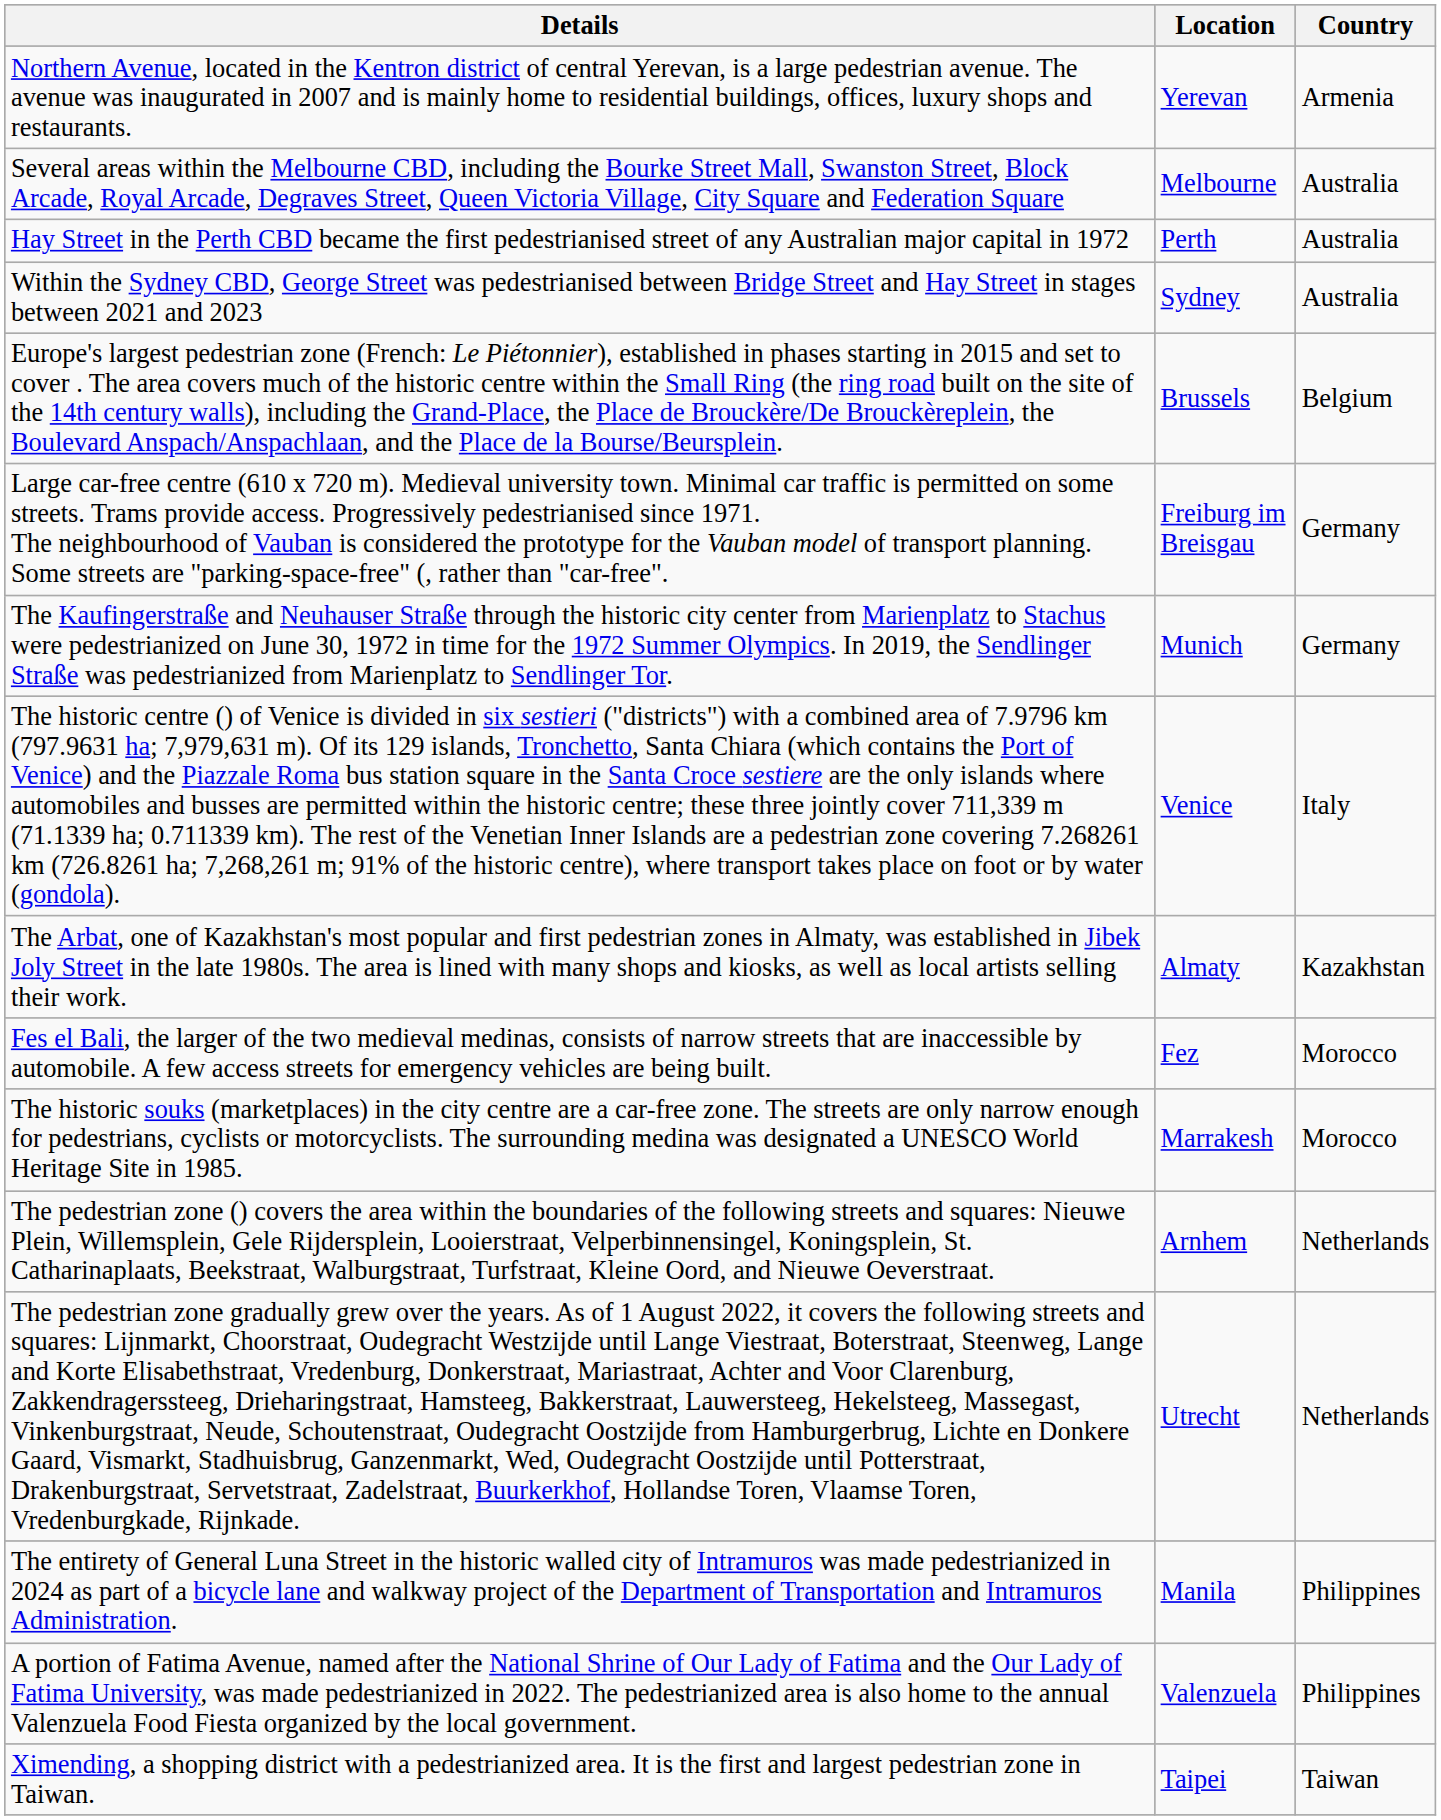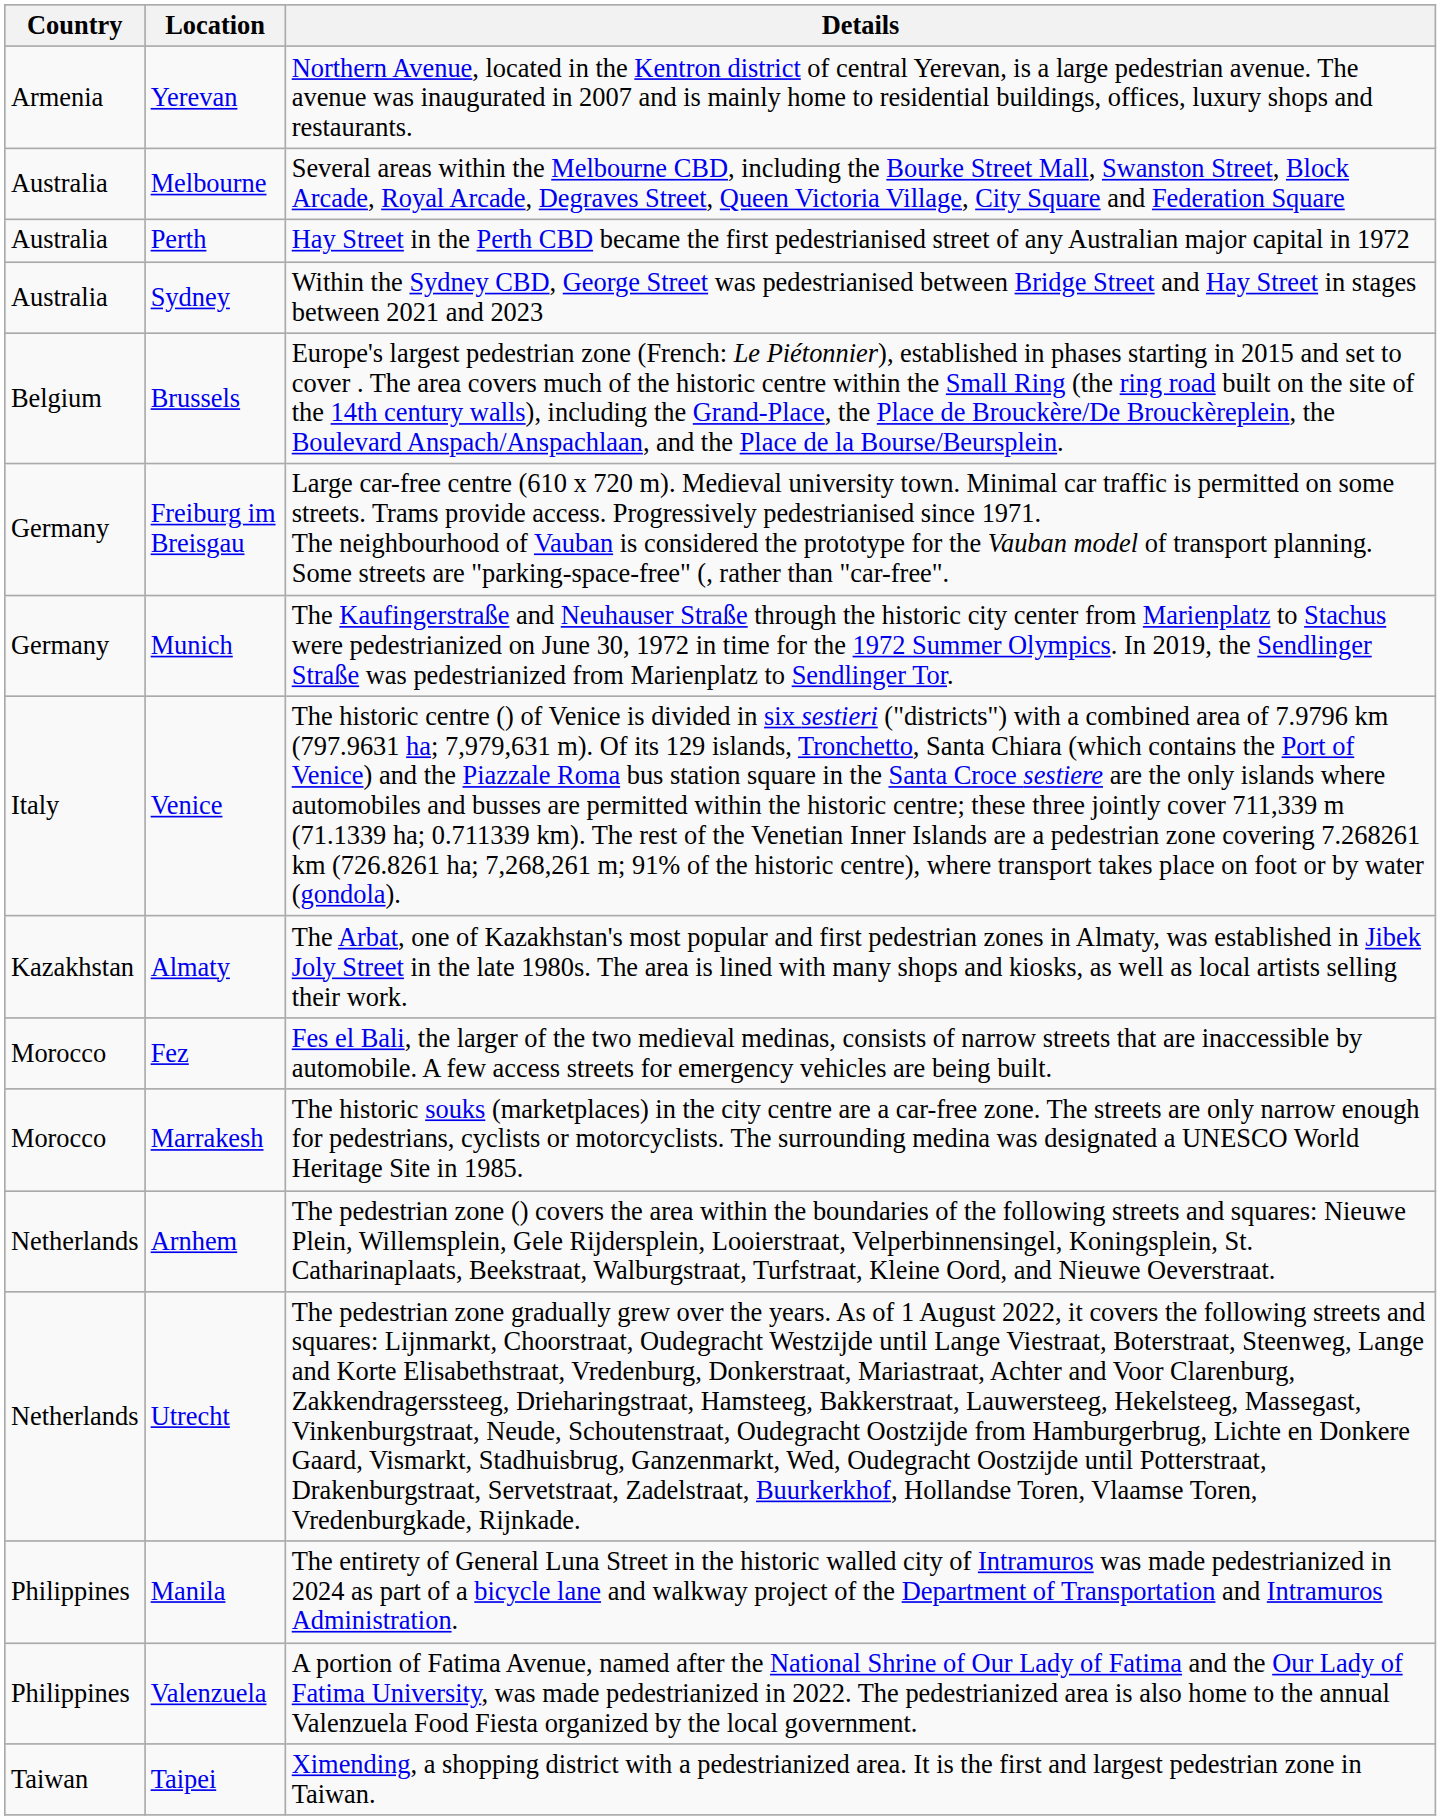columns swapped: (1365, 25) <-> (580, 25)
